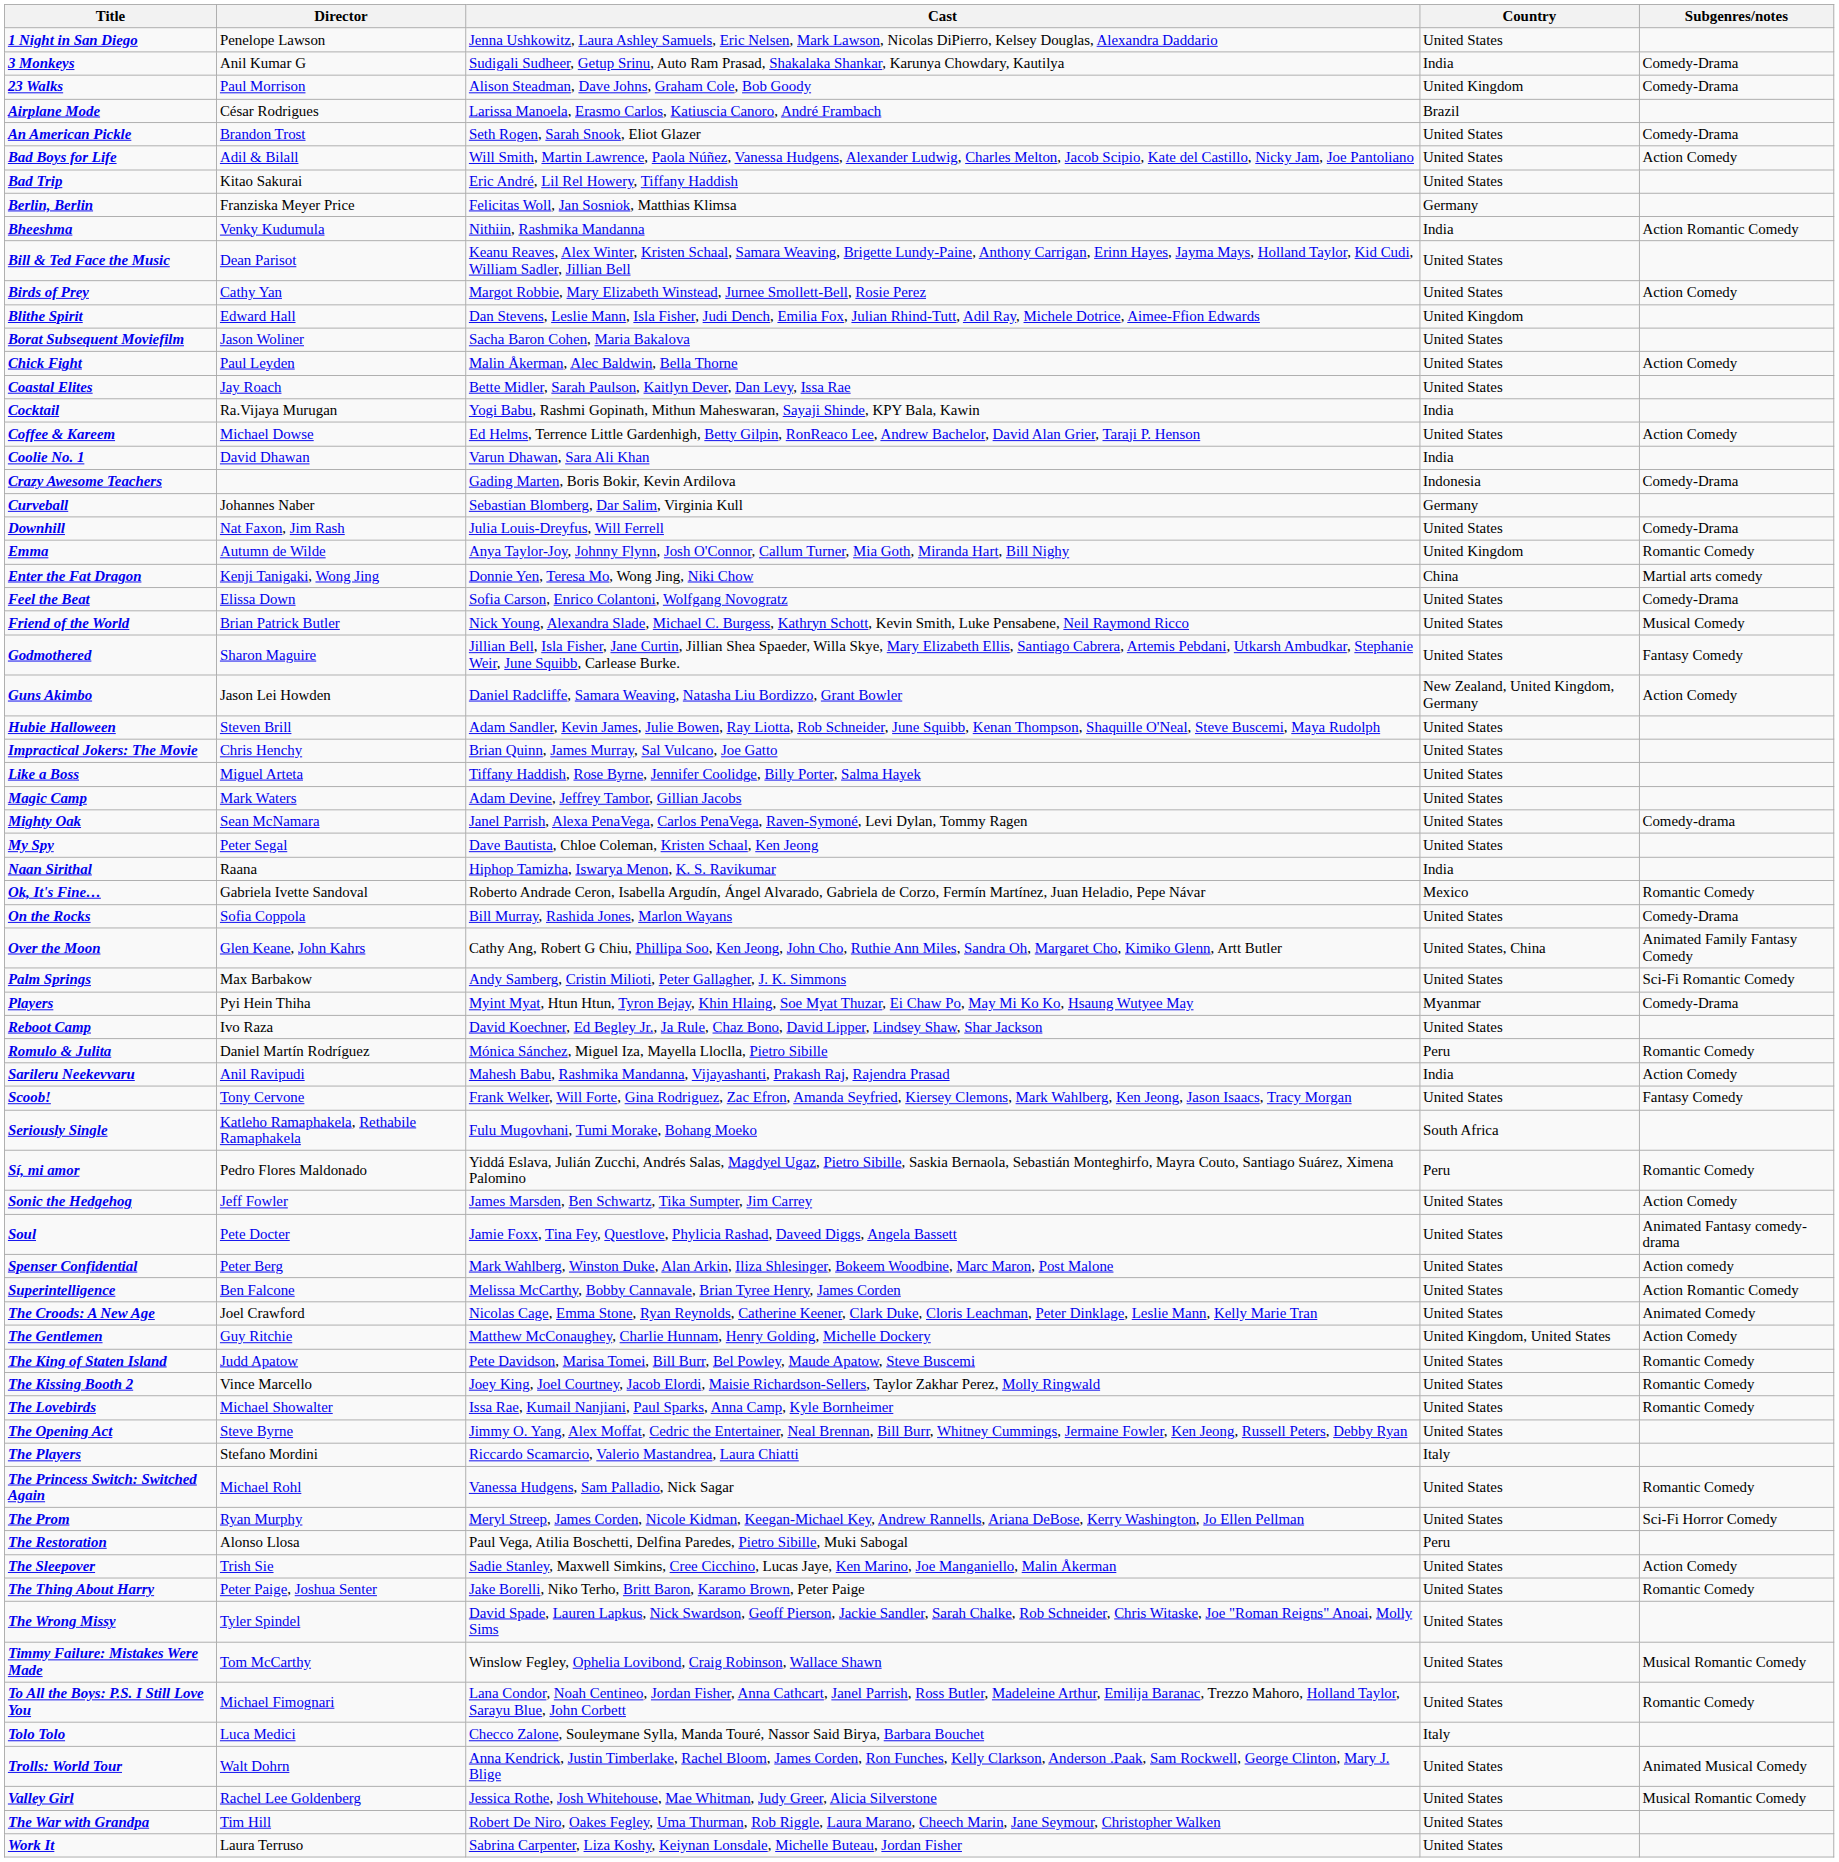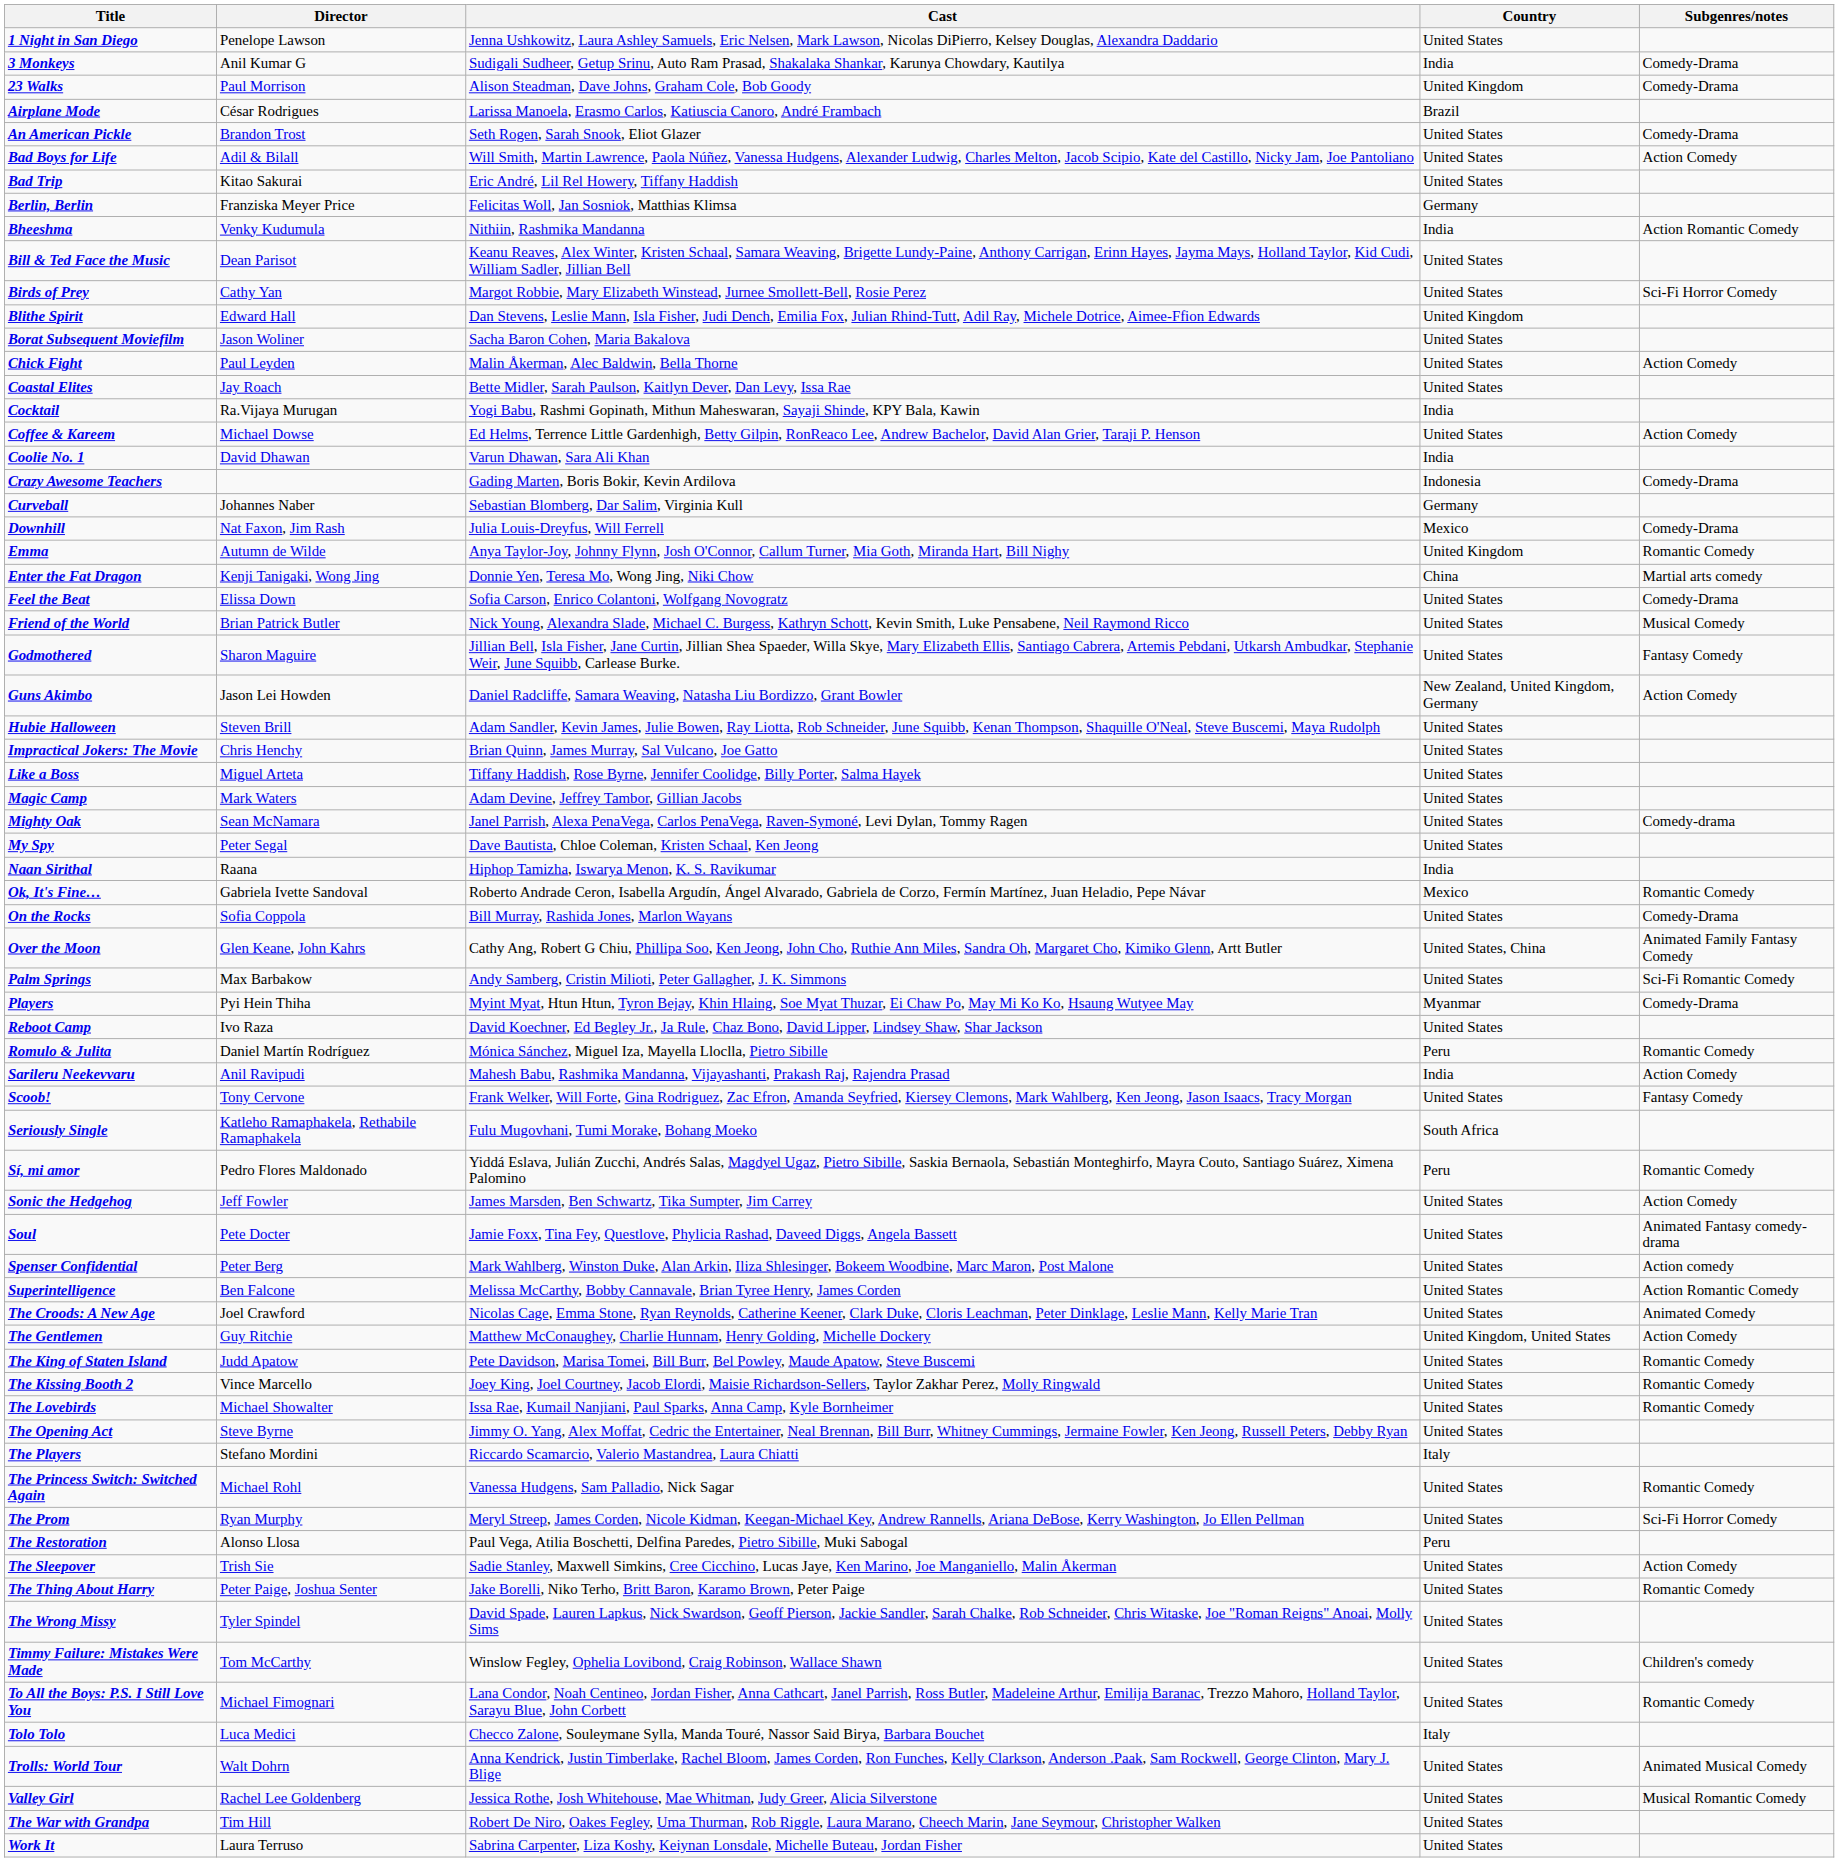(1690, 292) Action Comedy -> (1710, 292) Sci-Fi Horror Comedy
(1463, 528) United States -> (1446, 528) Mexico
(1724, 1662) Musical Romantic Comedy -> (1698, 1662) Children's comedy
